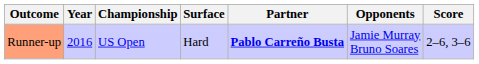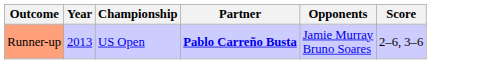- column: (204, 14)
(80, 41) 2016 -> (80, 41) 2013
